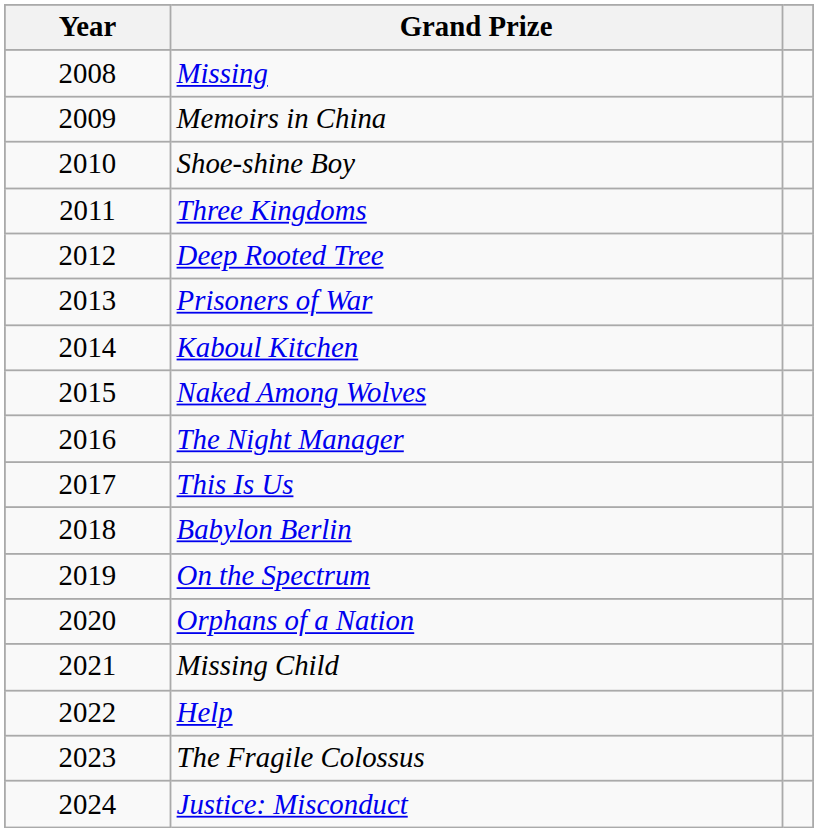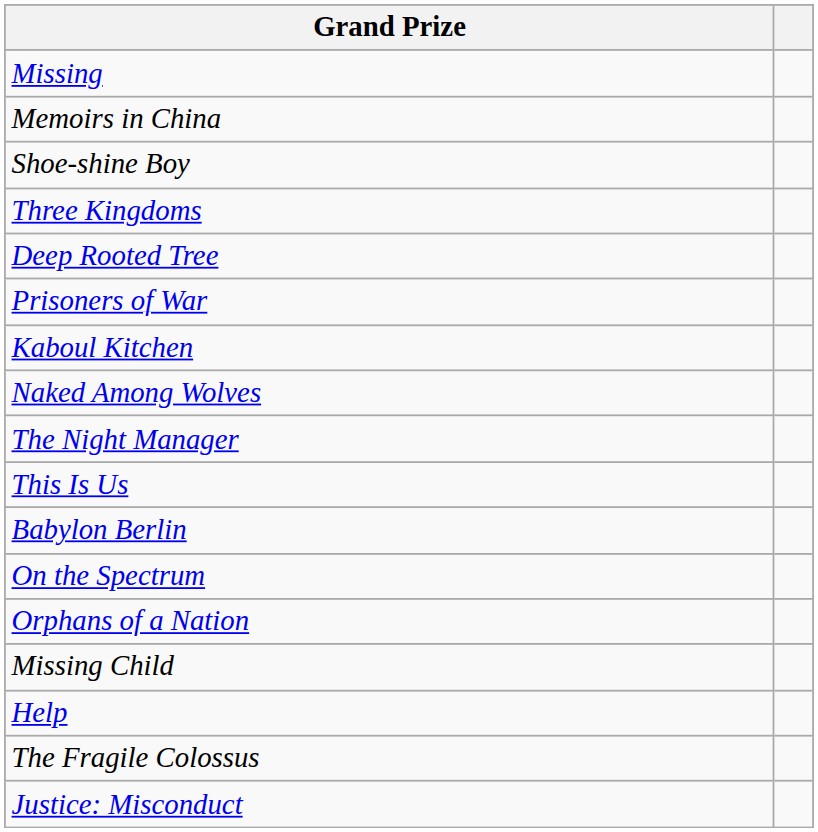- column: (87, 27)
